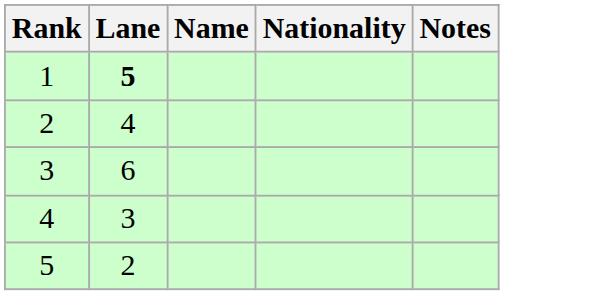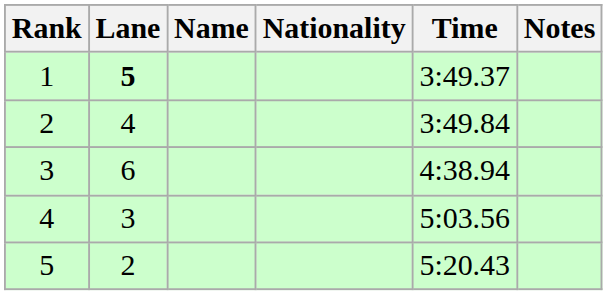+ column: (465, 28)
